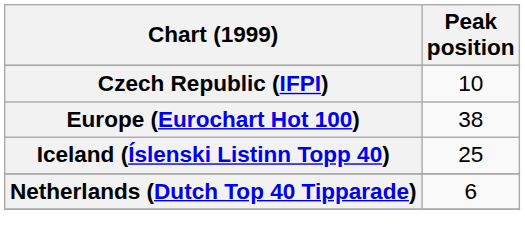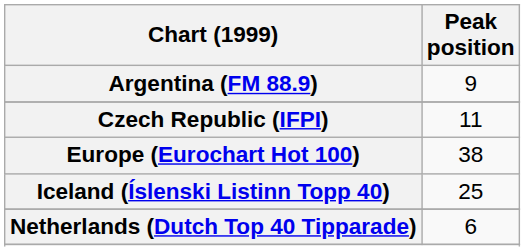+ row: (213, 83)
(471, 83) 10 -> (471, 119) 11
